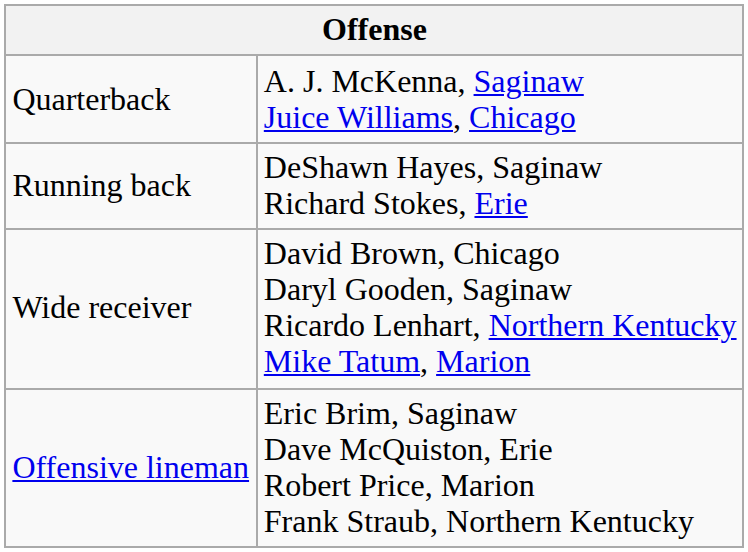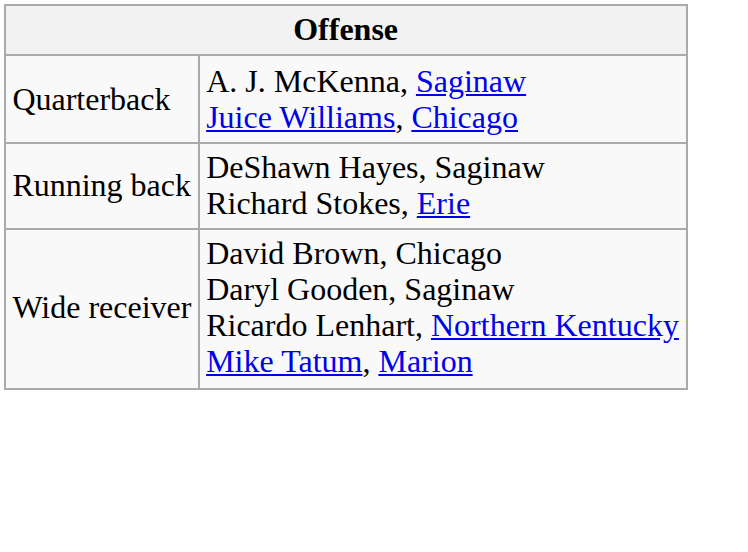- row: (131, 466)
